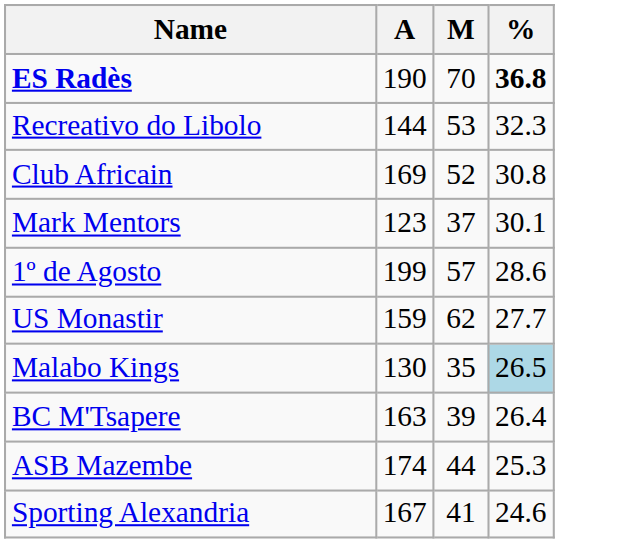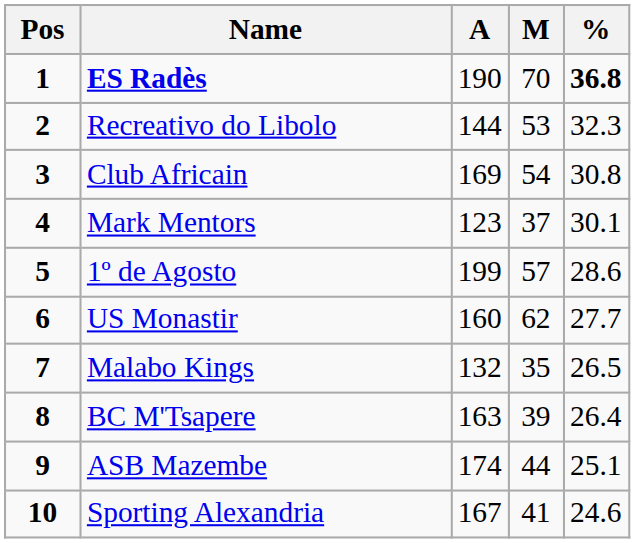+ column: (43, 29)
(461, 174) 52 -> (536, 174) 54
(405, 319) 159 -> (480, 319) 160
(405, 368) 130 -> (480, 368) 132
(521, 368) lightblue background -> (596, 368) no background
(521, 465) 25.3 -> (596, 465) 25.1
